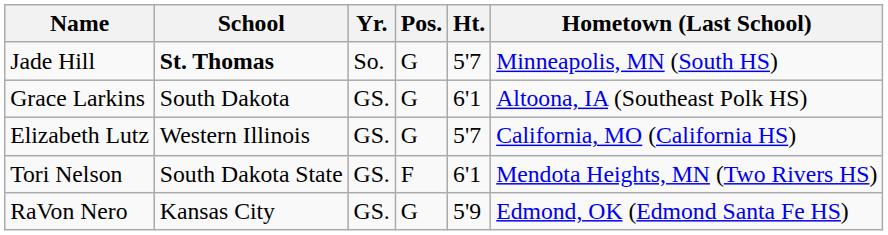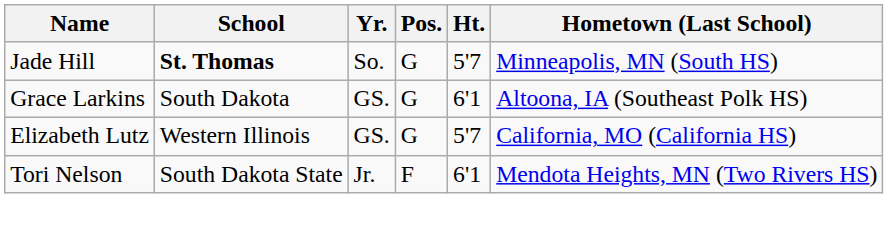(372, 173) GS. -> (364, 173) Jr.
- row: (69, 211)
